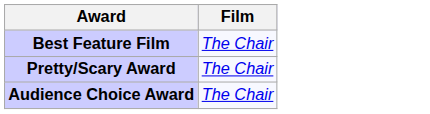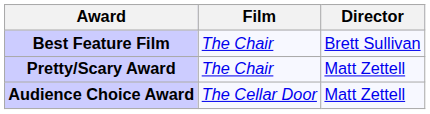+ column: (372, 17)
(238, 95) The Chair -> (259, 95) The Cellar Door
